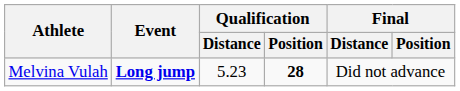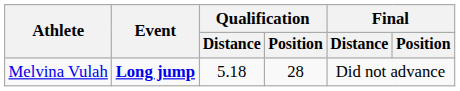(232, 72) 5.23 -> (232, 72) 5.18
(296, 72) bold -> (296, 72) normal
